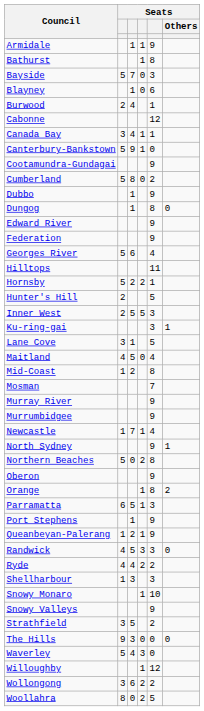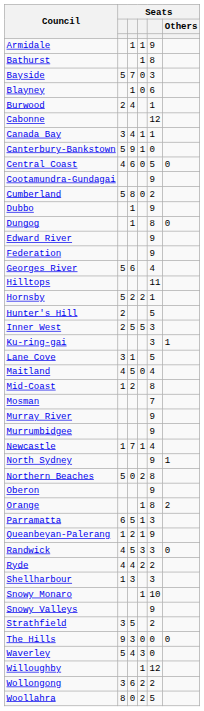+ row: (42, 164)
- row: (42, 520)
